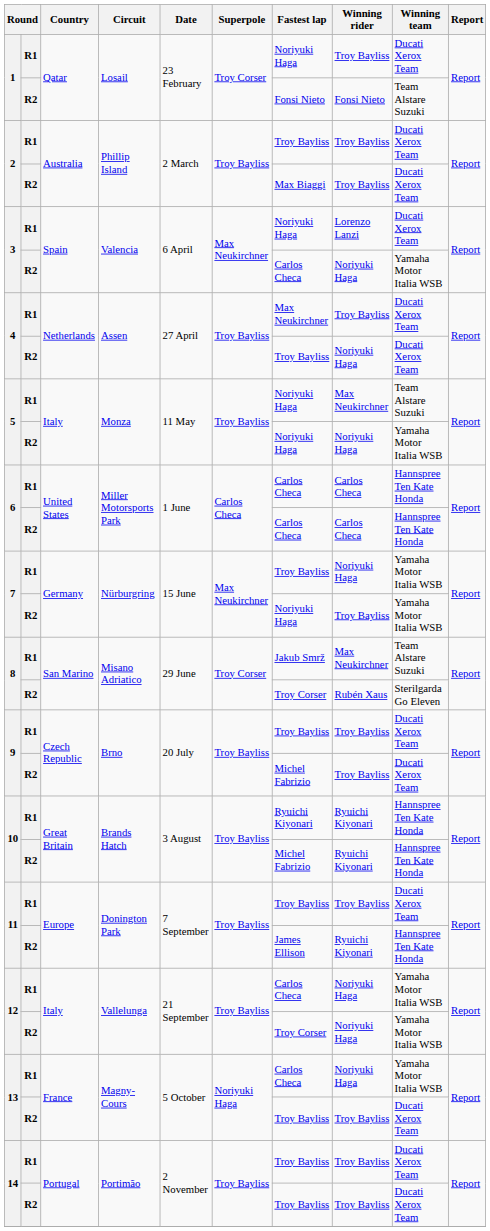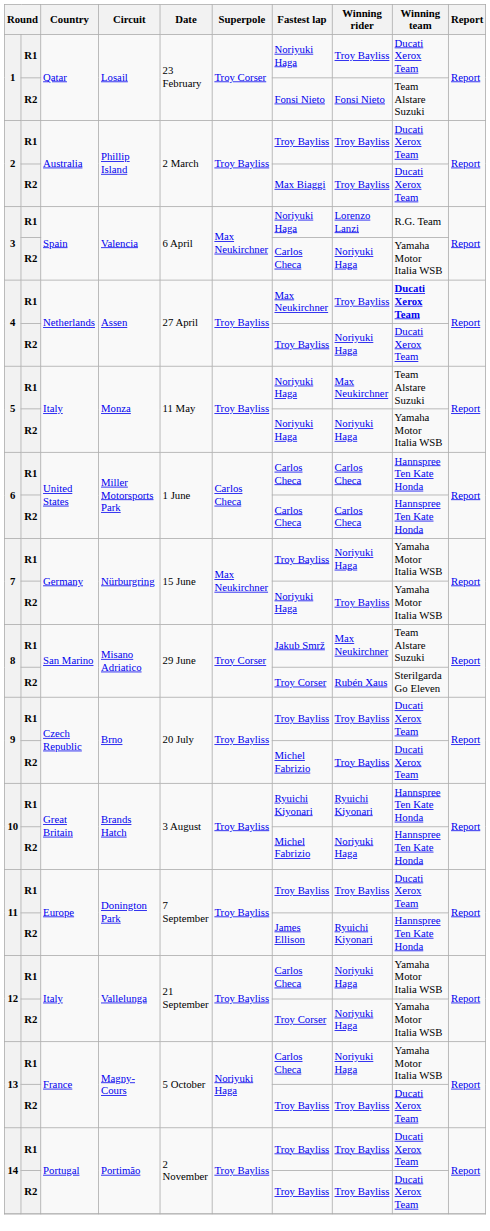(409, 227) Ducati Xerox Team -> (418, 221) R.G. Team
(409, 313) normal -> (410, 301) bold
(354, 860) Ryuichi Kiyonari -> (354, 847) Noriyuki Haga
